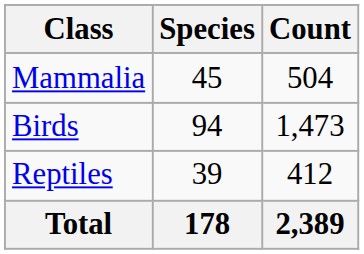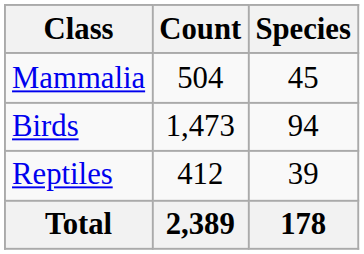columns swapped: (207, 28) <-> (310, 28)
